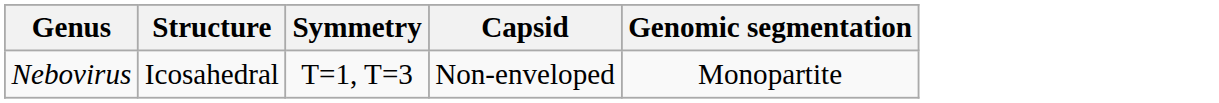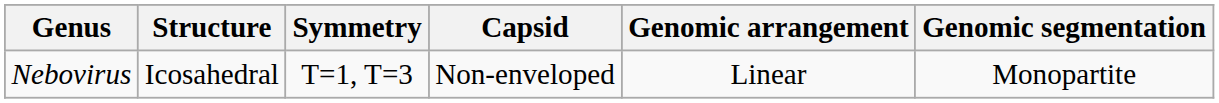+ column: (768, 27)
